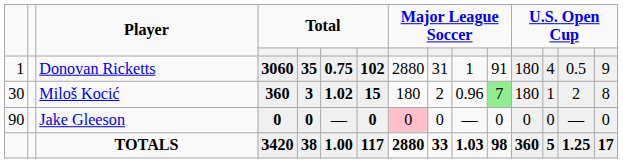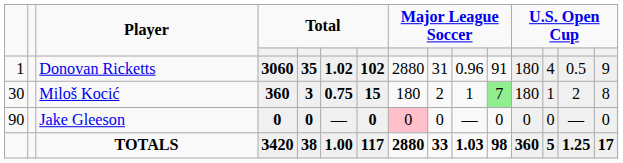(339, 68) 0.75 -> (339, 68) 1.02
(470, 68) 1 -> (470, 68) 0.96
(339, 94) 1.02 -> (339, 94) 0.75
(470, 94) 0.96 -> (470, 94) 1
